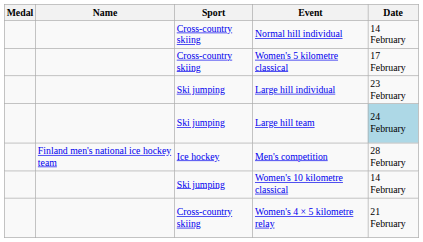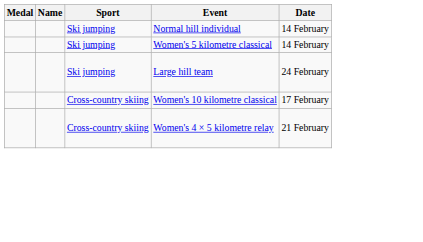(204, 34) Cross-country skiing -> (91, 29) Ski jumping
(204, 62) Cross-country skiing -> (91, 45) Ski jumping
(388, 62) 17 February -> (305, 45) 14 February
- row: (295, 90)
(388, 123) lightblue background -> (305, 72) no background
- row: (291, 157)
(201, 185) Ski jumping -> (108, 100) Cross-country skiing
(388, 185) 14 February -> (305, 100) 17 February
